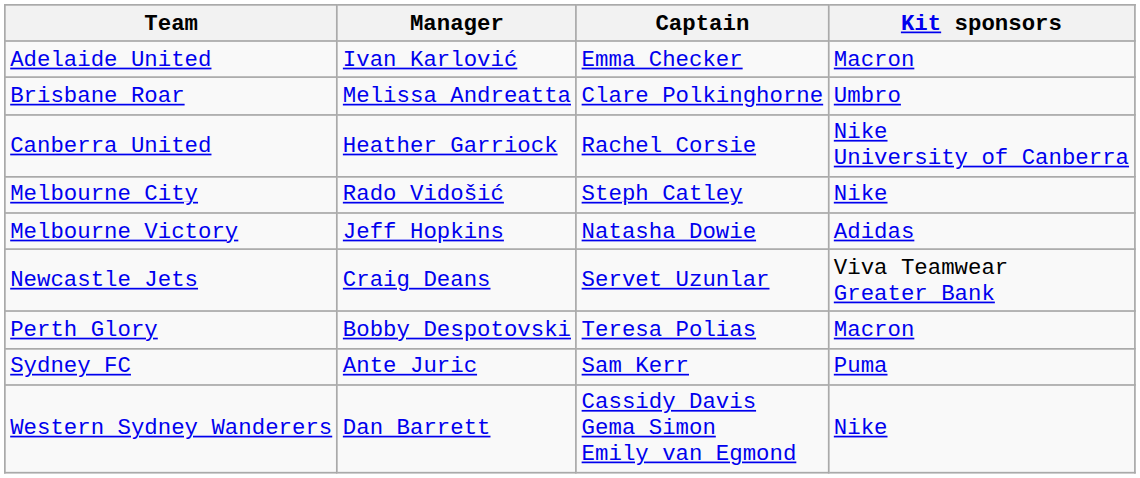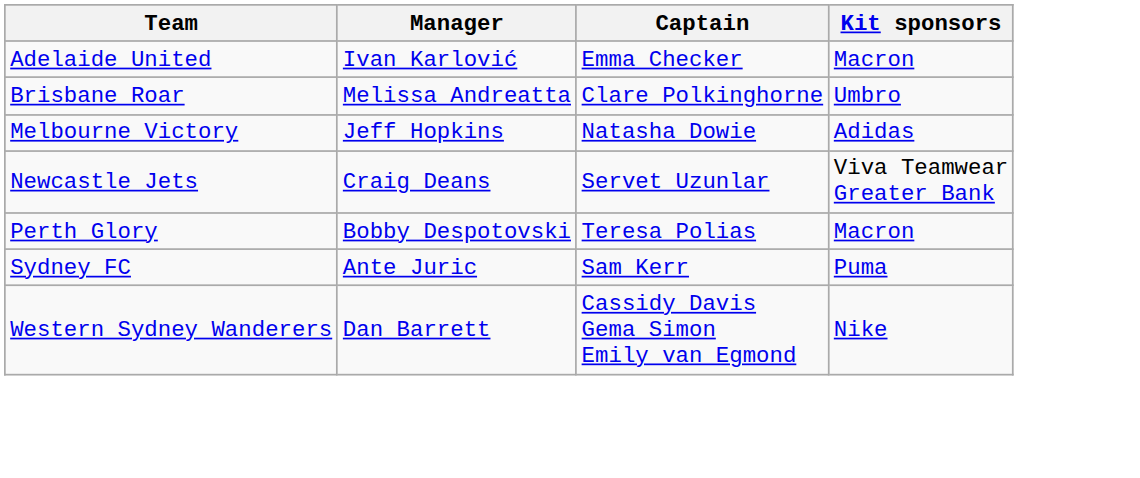- row: (111, 145)
- row: (104, 195)
